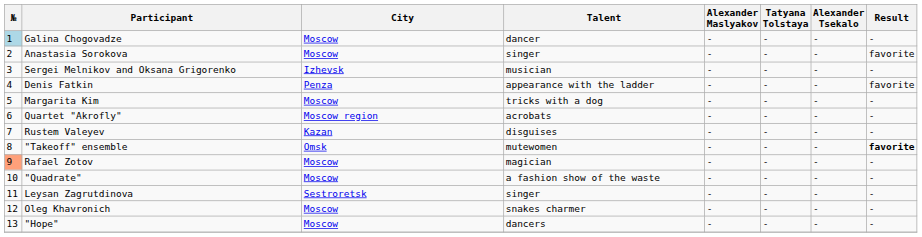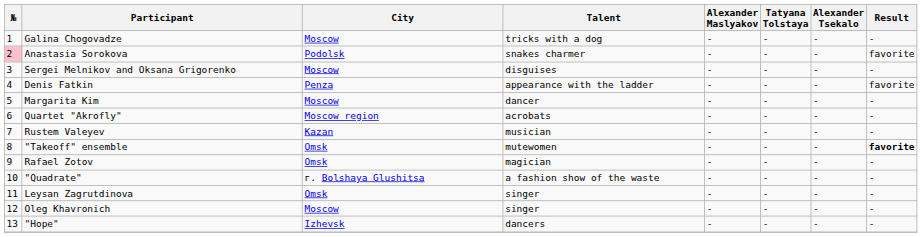(9, 39) lightblue background -> (9, 39) no background
(523, 39) dancer -> (554, 39) tricks with a dog
(9, 54) no background -> (9, 54) pink background
(321, 54) Moscow -> (325, 54) Podolsk
(523, 54) singer -> (545, 54) snakes charmer
(324, 69) Izhevsk -> (322, 69) Moscow
(529, 69) musician -> (531, 69) disguises
(554, 100) tricks with a dog -> (522, 100) dancer
(531, 131) disguises -> (528, 131) musician
(9, 162) lightsalmon background -> (9, 162) no background
(321, 162) Moscow -> (316, 162) Omsk
(321, 178) Moscow -> (365, 178) г. Bolshaya Glushitsa
(335, 193) Sestroretsk -> (316, 193) Omsk
(546, 209) snakes charmer -> (522, 209) singer
(321, 224) Moscow -> (325, 224) Izhevsk
